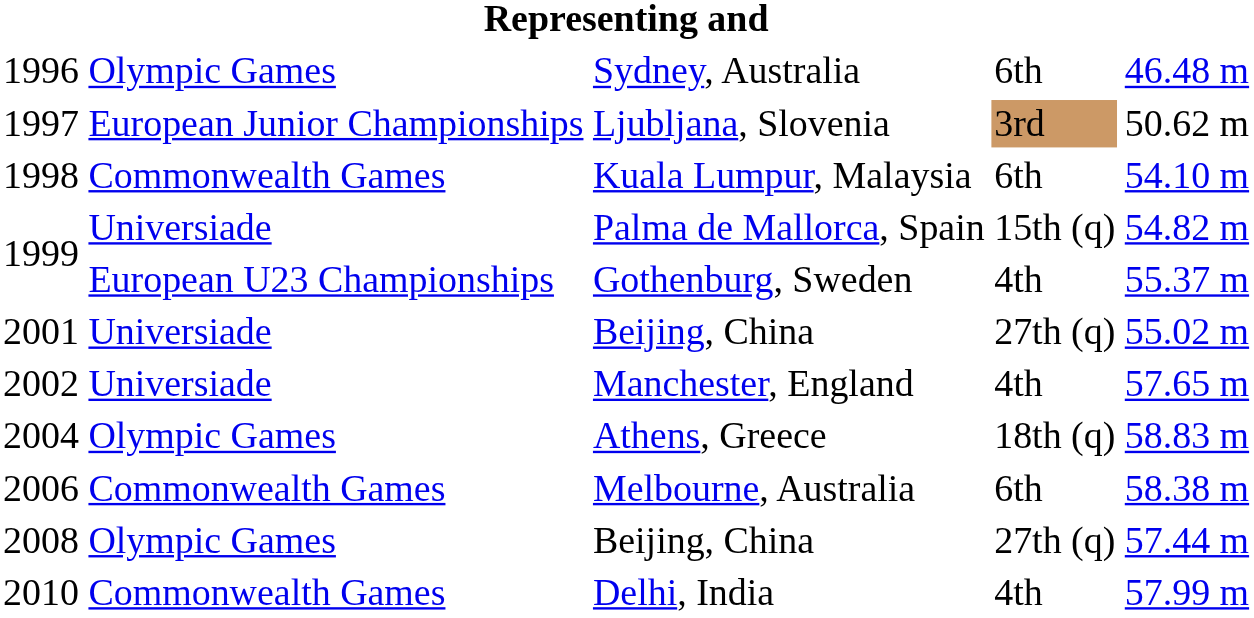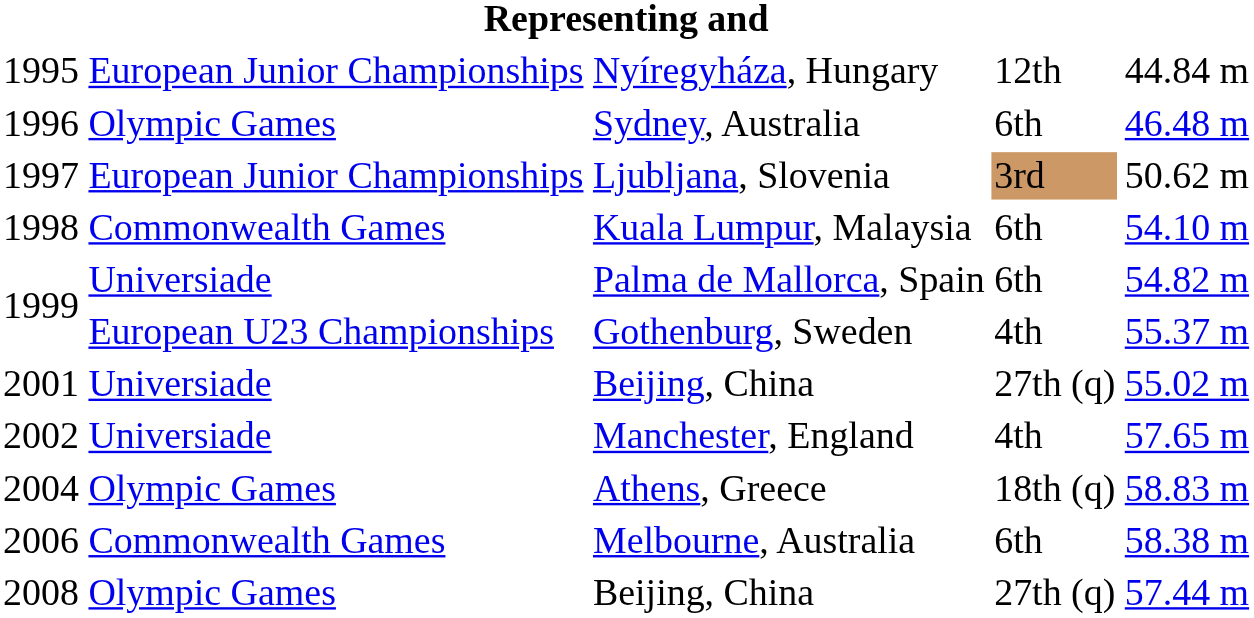+ row: (41, 70)
(1055, 227) 15th (q) -> (1018, 279) 6th
- row: (41, 592)
